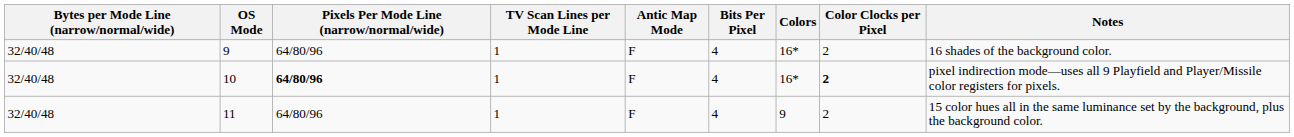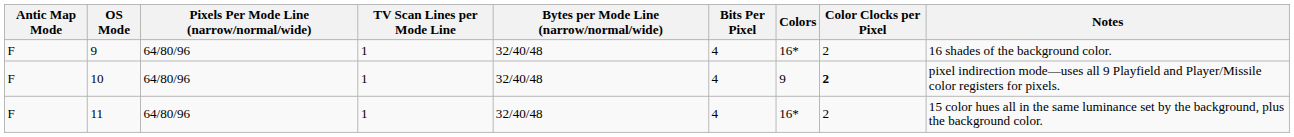columns swapped: (667, 22) <-> (112, 22)
(299, 78) bold -> (167, 78) normal
(789, 78) 16* -> (782, 78) 9
(782, 114) 9 -> (789, 114) 16*
